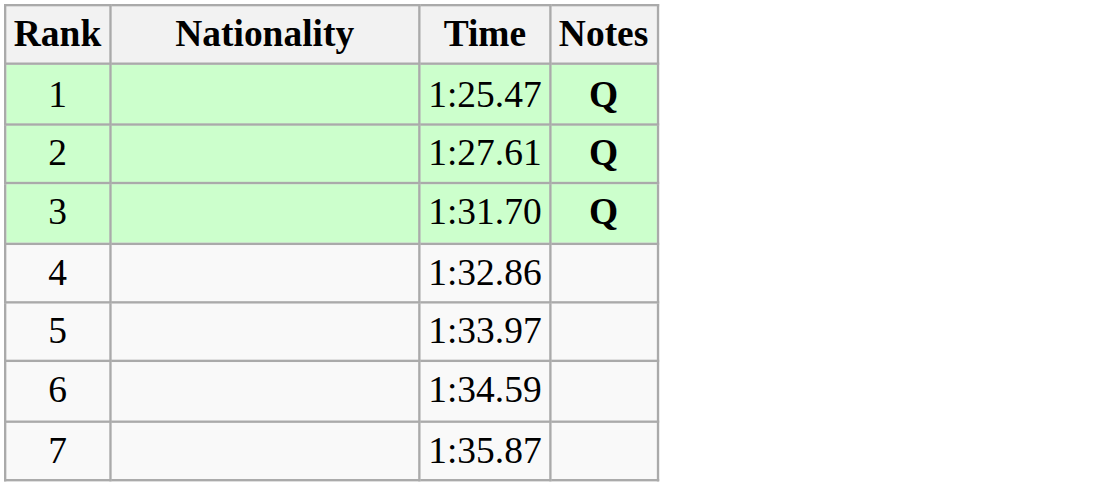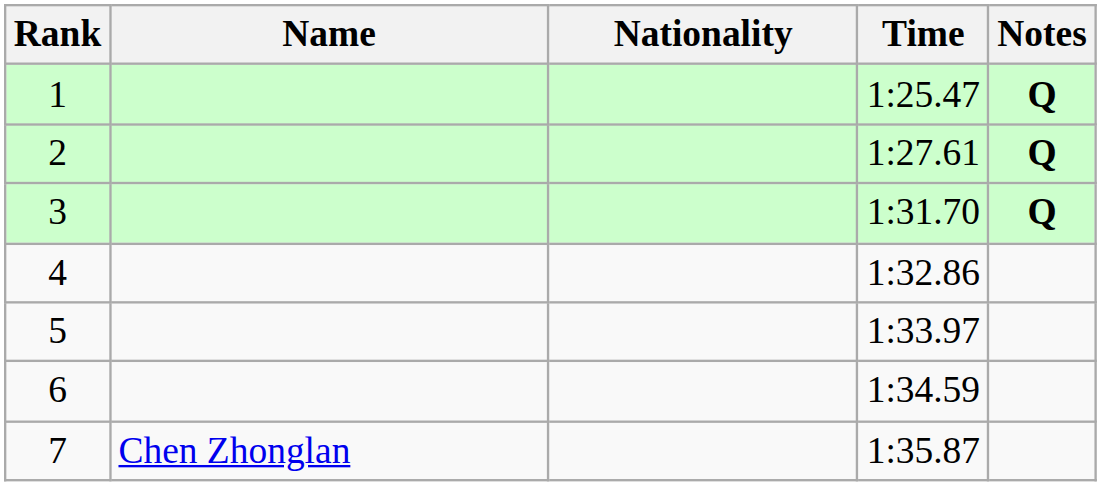+ column: (329, 34)
